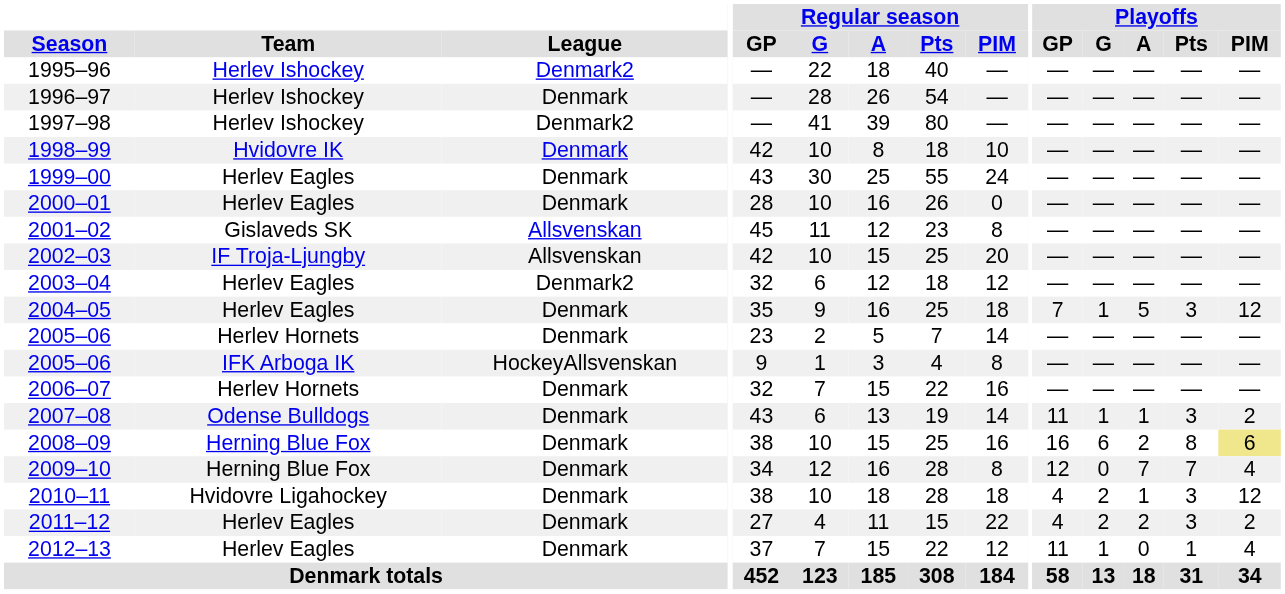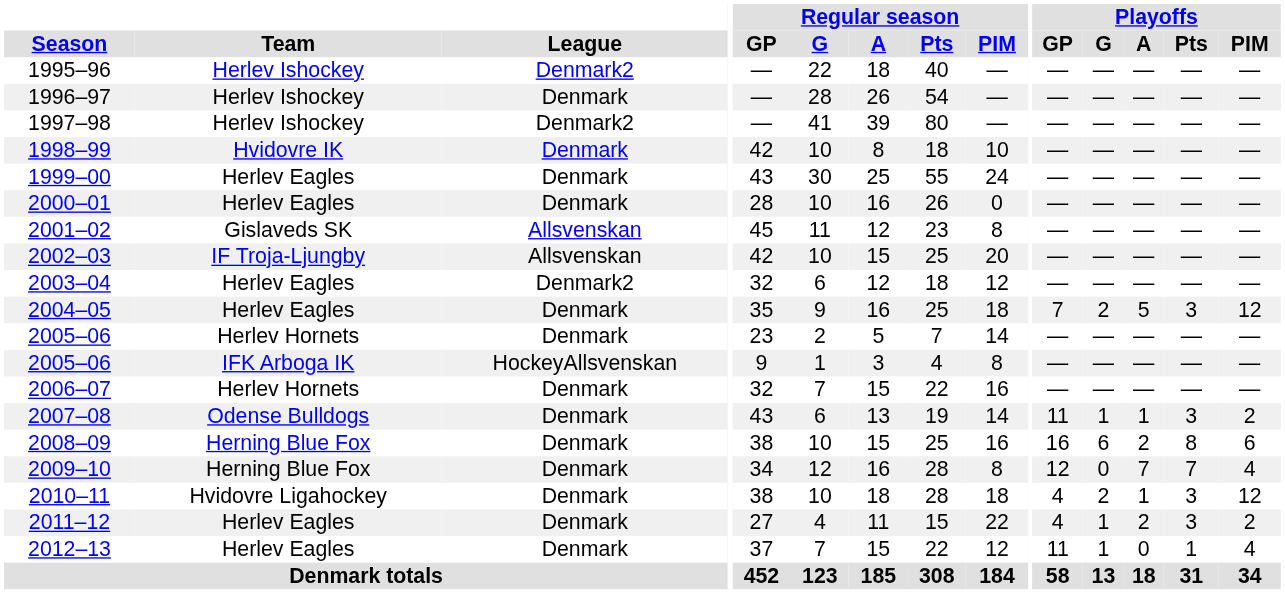(1103, 309) 1 -> (1103, 309) 2
(1250, 442) khaki background -> (1250, 442) no background
(1103, 522) 2 -> (1103, 522) 1
